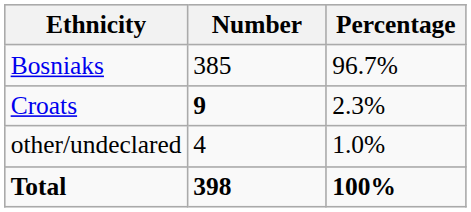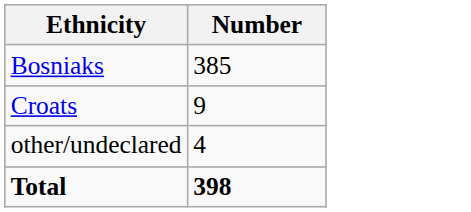- column: (396, 24)
(200, 105) bold -> (200, 105) normal
